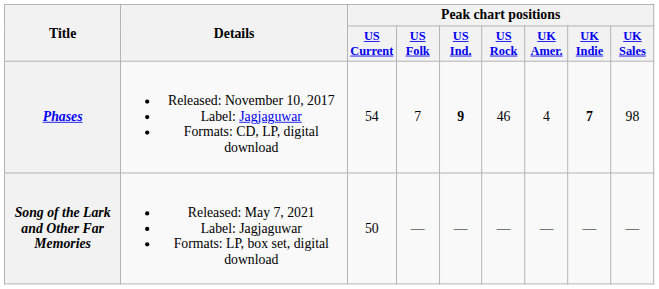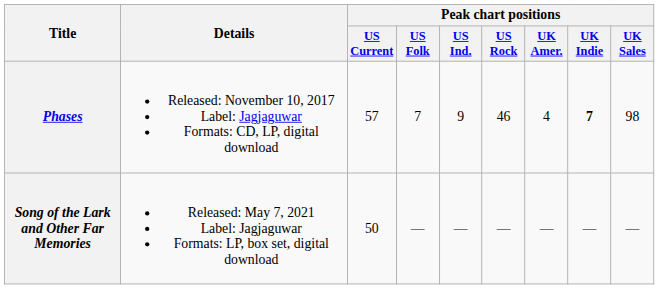(372, 116) 54 -> (372, 116) 57
(461, 116) bold -> (461, 116) normal
